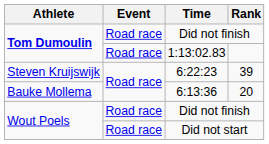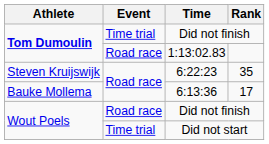(134, 34) Road race -> (130, 34) Time trial
(246, 72) 39 -> (246, 72) 35
(246, 92) 20 -> (246, 92) 17
(134, 131) Road race -> (130, 131) Time trial
